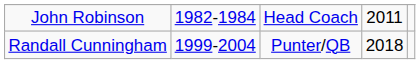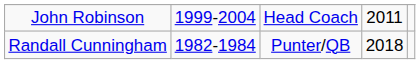(215, 17) 1982-1984 -> (215, 17) 1999-2004
(215, 44) 1999-2004 -> (215, 44) 1982-1984
